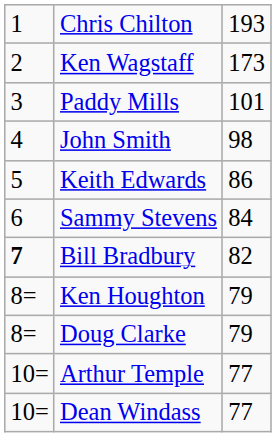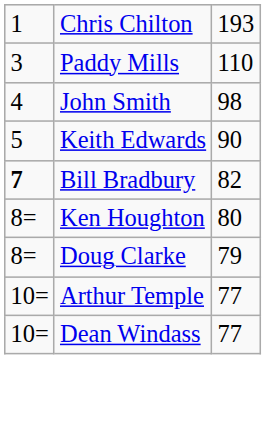- row: (127, 62)
(247, 101) 101 -> (235, 62) 110
(241, 179) 86 -> (230, 140) 90
- row: (139, 218)
(241, 295) 79 -> (230, 218) 80
